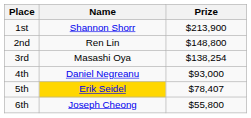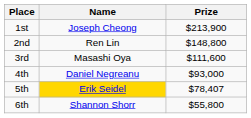(103, 27) Shannon Shorr -> (103, 27) Joseph Cheong
(206, 58) $138,254 -> (206, 58) $111,600
(103, 105) Joseph Cheong -> (103, 105) Shannon Shorr
